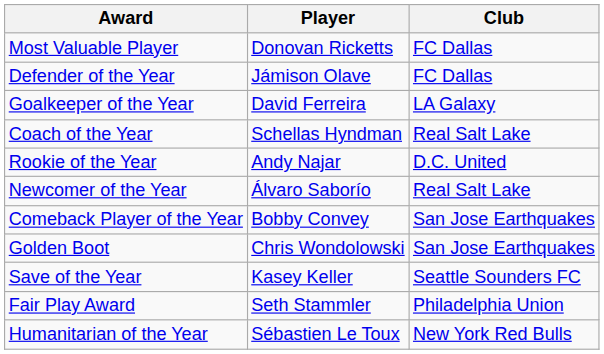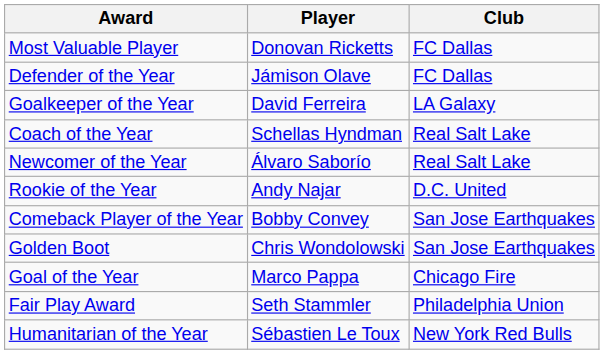rows swapped: (83, 162) <-> (98, 190)
+ row: (74, 276)
- row: (75, 276)
